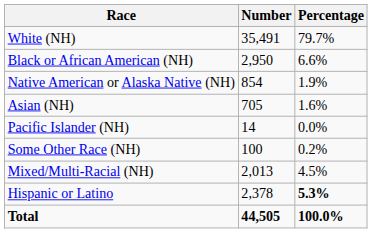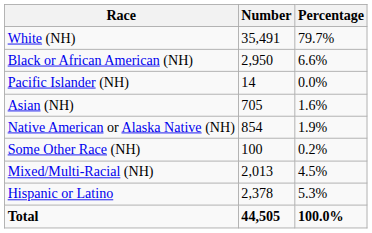rows swapped: (121, 82) <-> (68, 127)
(314, 194) bold -> (313, 194) normal
